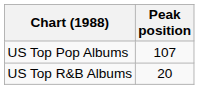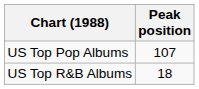(165, 73) 20 -> (165, 73) 18
